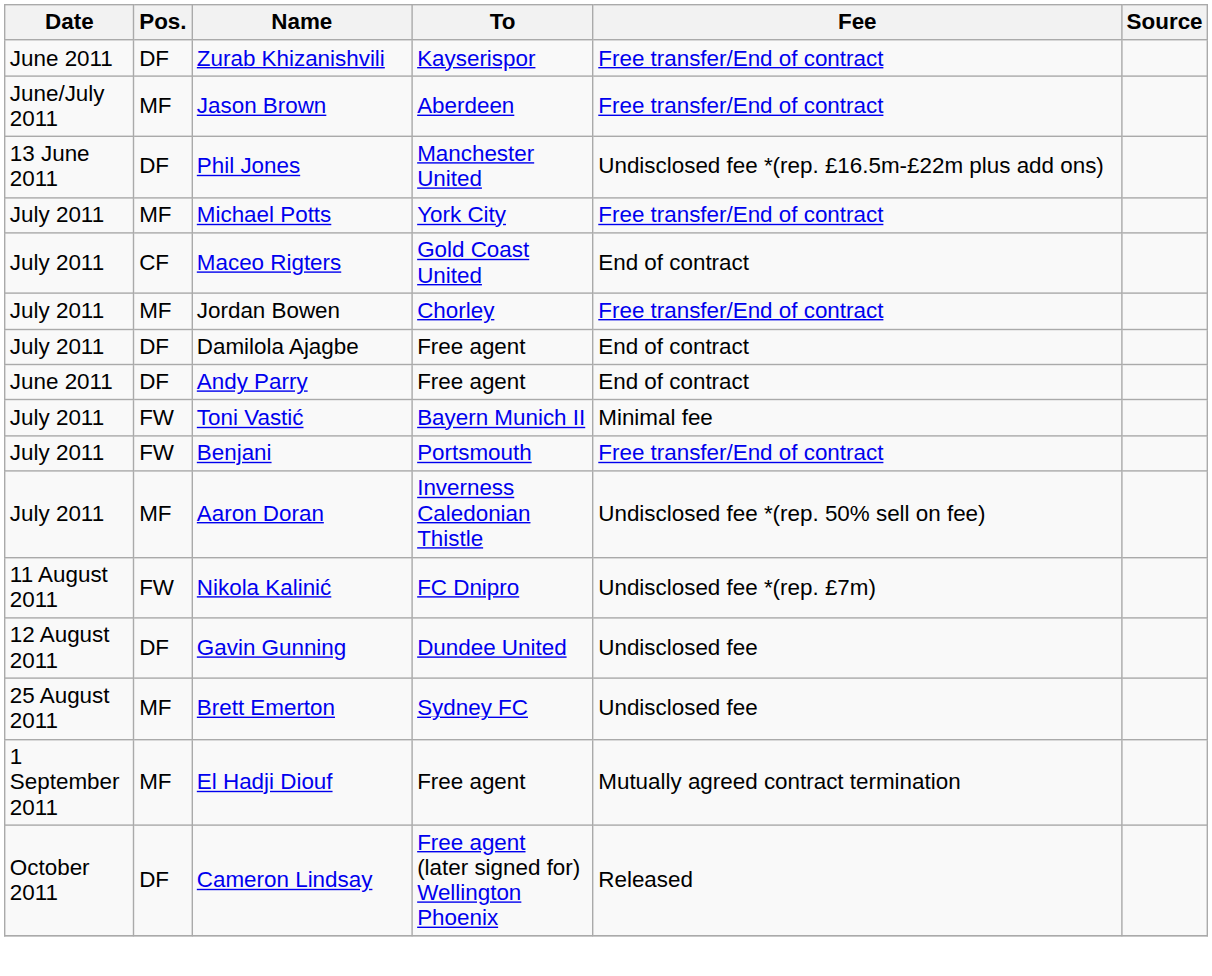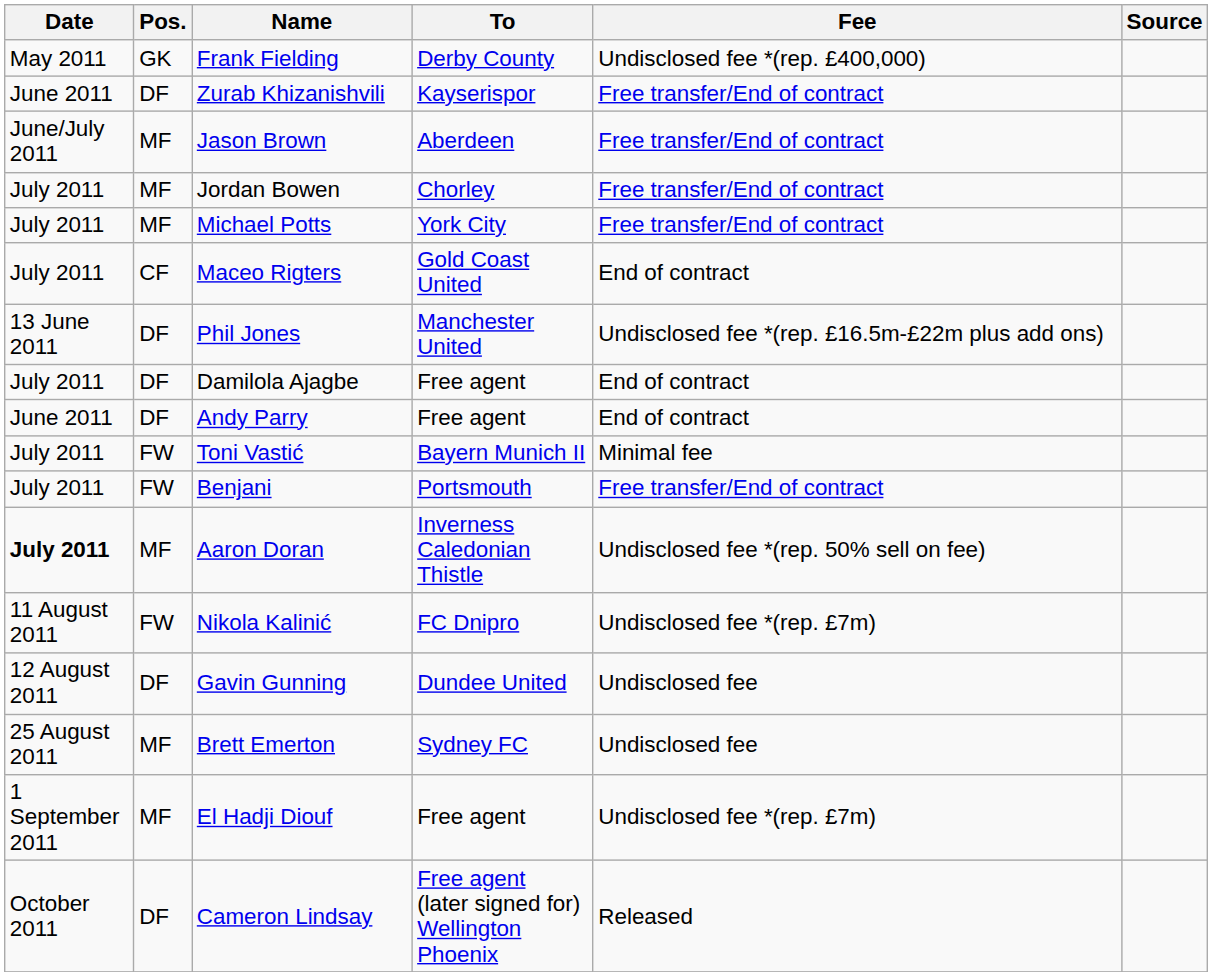+ row: (268, 57)
rows swapped: (249, 166) <-> (268, 311)
(57, 513) normal -> (60, 549) bold
(779, 781) Mutually agreed contract termination -> (737, 817) Undisclosed fee *(rep. £7m)
